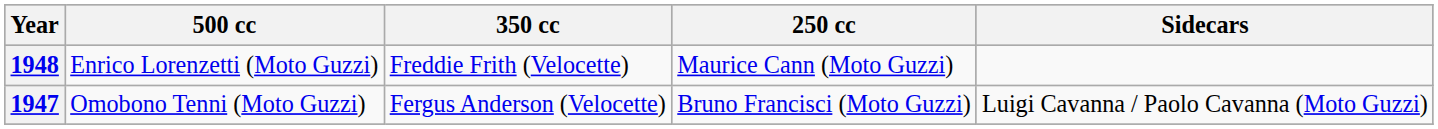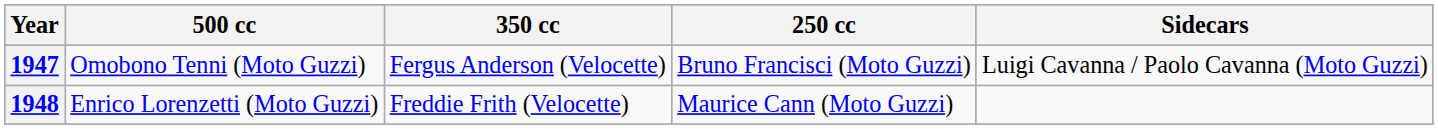rows swapped: (35, 104) <-> (35, 64)
